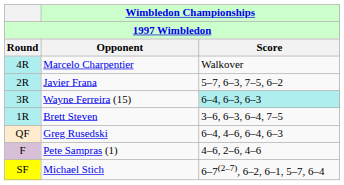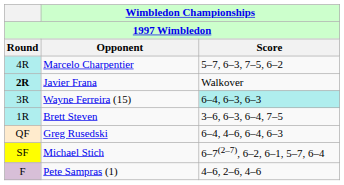(222, 64) Walkover -> (242, 64) 5–7, 6–3, 7–5, 6–2
(23, 82) normal -> (23, 82) bold
(242, 82) 5–7, 6–3, 7–5, 6–2 -> (222, 82) Walkover
rows swapped: (74, 169) <-> (80, 151)
